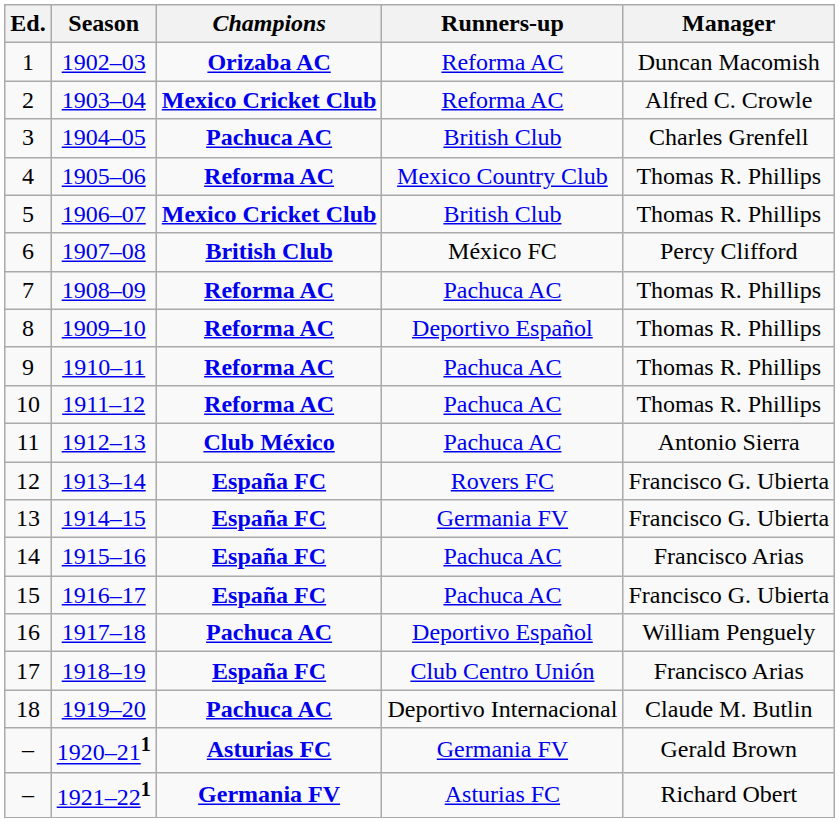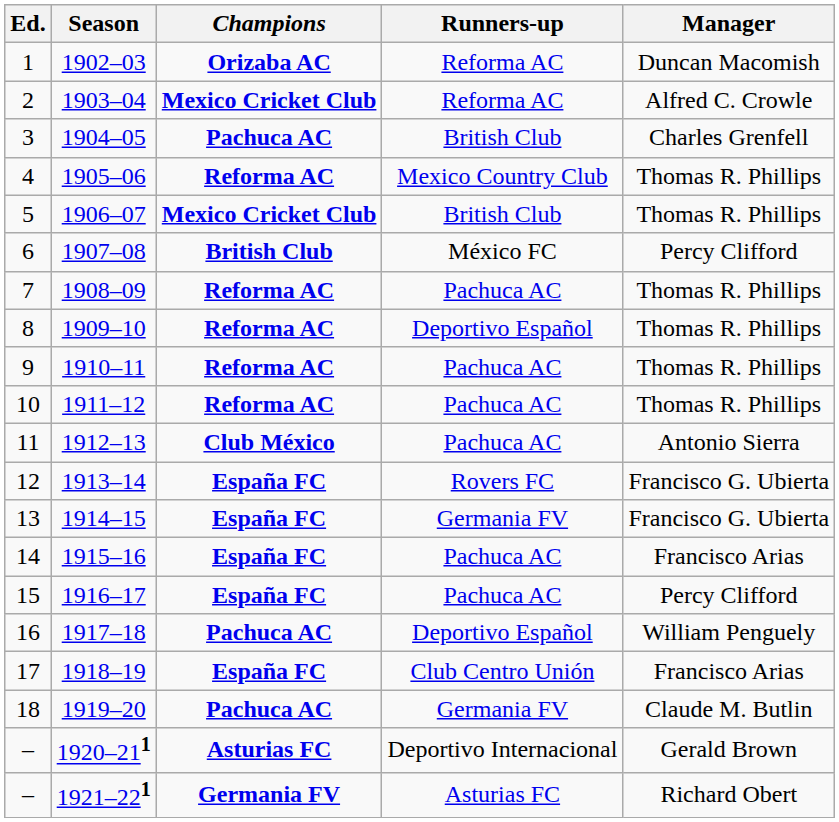(729, 594) Francisco G. Ubierta -> (729, 594) Percy Clifford
(502, 708) Deportivo Internacional -> (502, 708) Germania FV
(502, 749) Germania FV -> (502, 749) Deportivo Internacional
